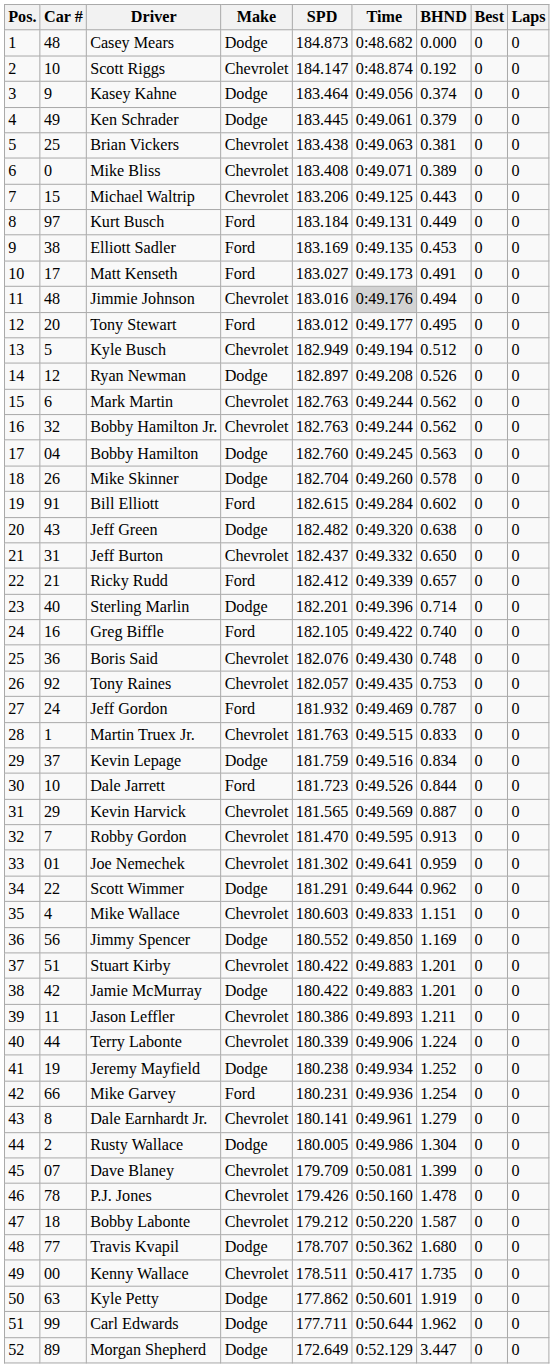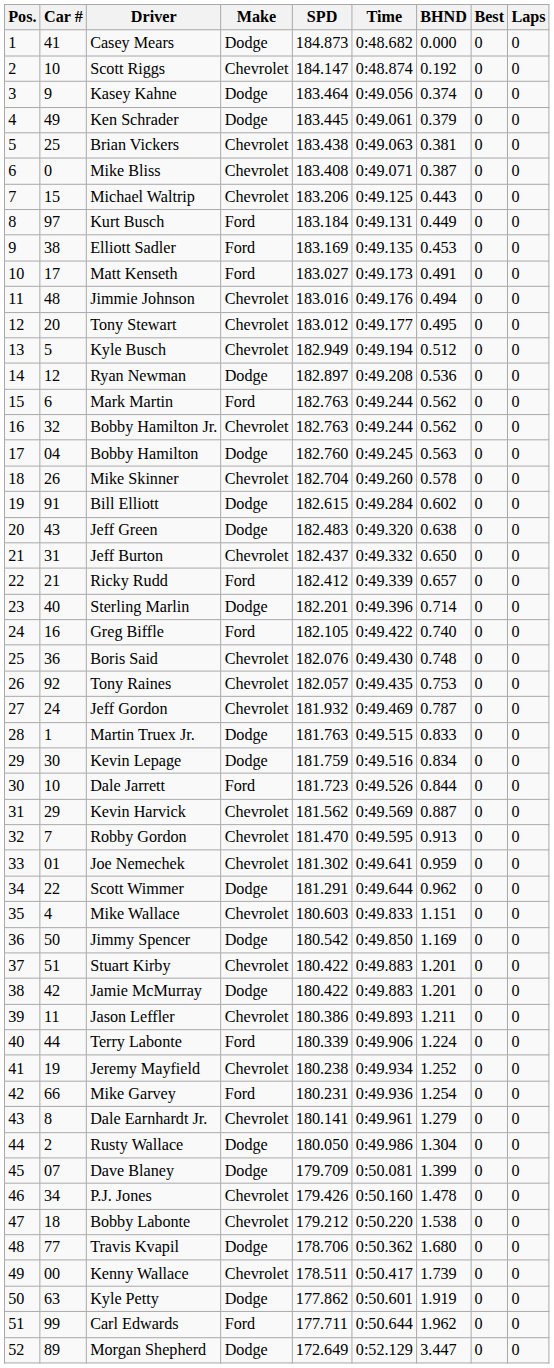(52, 42) 48 -> (52, 42) 41
(438, 171) 0.389 -> (438, 171) 0.387
(384, 299) lightgrey background -> (384, 299) no background
(240, 324) Ford -> (257, 324) Chevrolet
(438, 376) 0.526 -> (438, 376) 0.536
(257, 401) Chevrolet -> (240, 401) Ford
(246, 478) Dodge -> (257, 478) Chevrolet
(240, 504) Ford -> (246, 504) Dodge
(322, 529) 182.482 -> (322, 529) 182.483
(240, 709) Ford -> (257, 709) Chevrolet
(257, 734) Chevrolet -> (246, 734) Dodge
(52, 760) 37 -> (52, 760) 30
(322, 811) 181.565 -> (322, 811) 181.562
(52, 939) 56 -> (52, 939) 50
(322, 939) 180.552 -> (322, 939) 180.542
(257, 1042) Chevrolet -> (240, 1042) Ford
(246, 1068) Dodge -> (257, 1068) Chevrolet
(322, 1144) 180.005 -> (322, 1144) 180.050
(257, 1170) Chevrolet -> (246, 1170) Dodge
(52, 1196) 78 -> (52, 1196) 34
(438, 1221) 1.587 -> (438, 1221) 1.538
(322, 1247) 178.707 -> (322, 1247) 178.706
(438, 1273) 1.735 -> (438, 1273) 1.739
(246, 1324) Dodge -> (240, 1324) Ford
